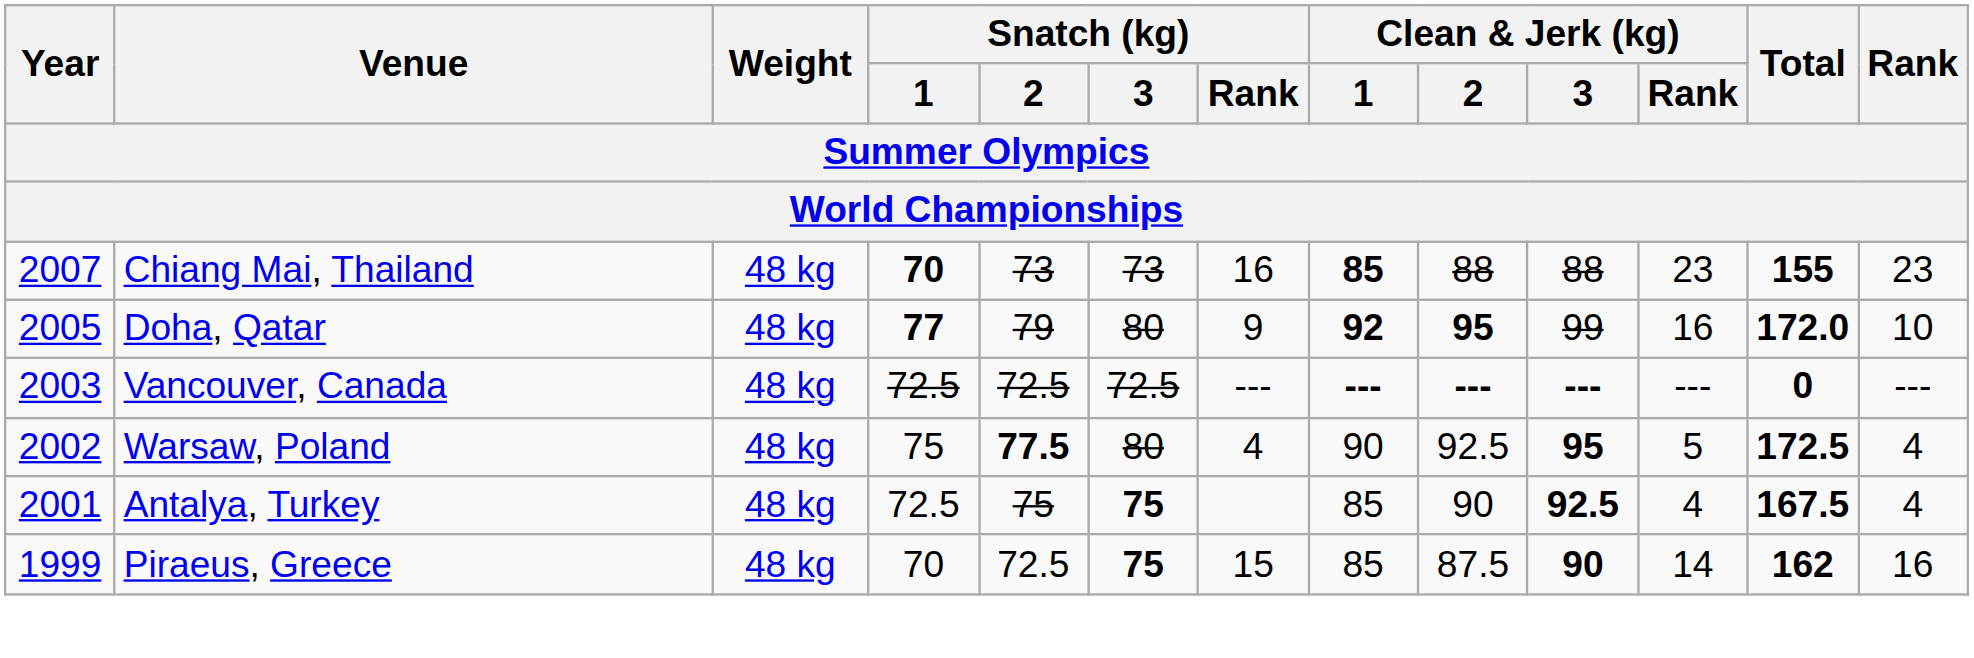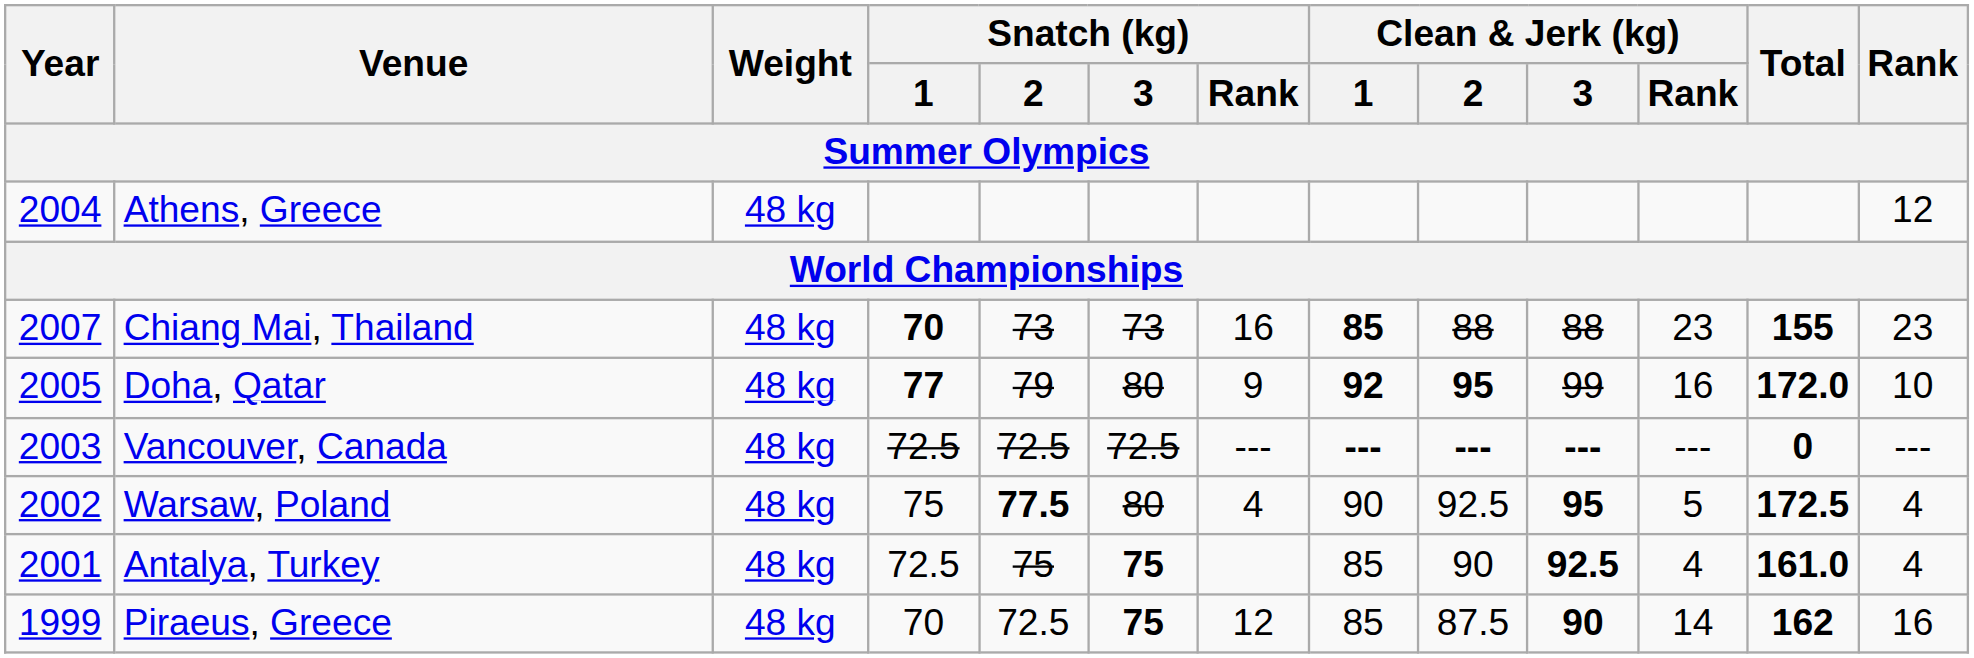+ row: (253, 210)
(1803, 504) 167.5 -> (1803, 563) 161.0
(1253, 563) 15 -> (1253, 622) 12
